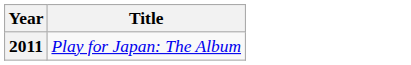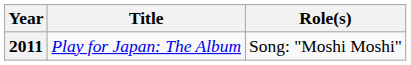+ column: (325, 18)
